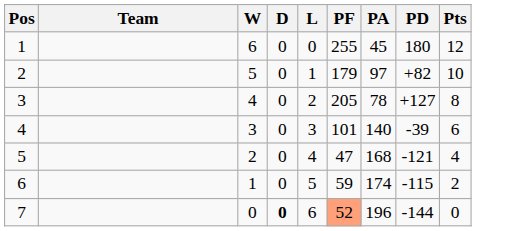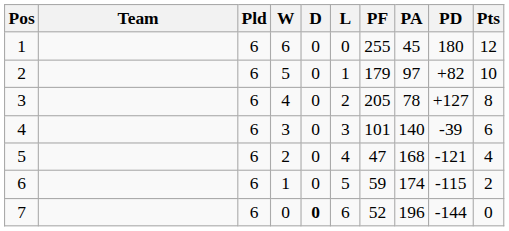+ column: (254, 18)
(344, 211) lightsalmon background -> (377, 211) no background
